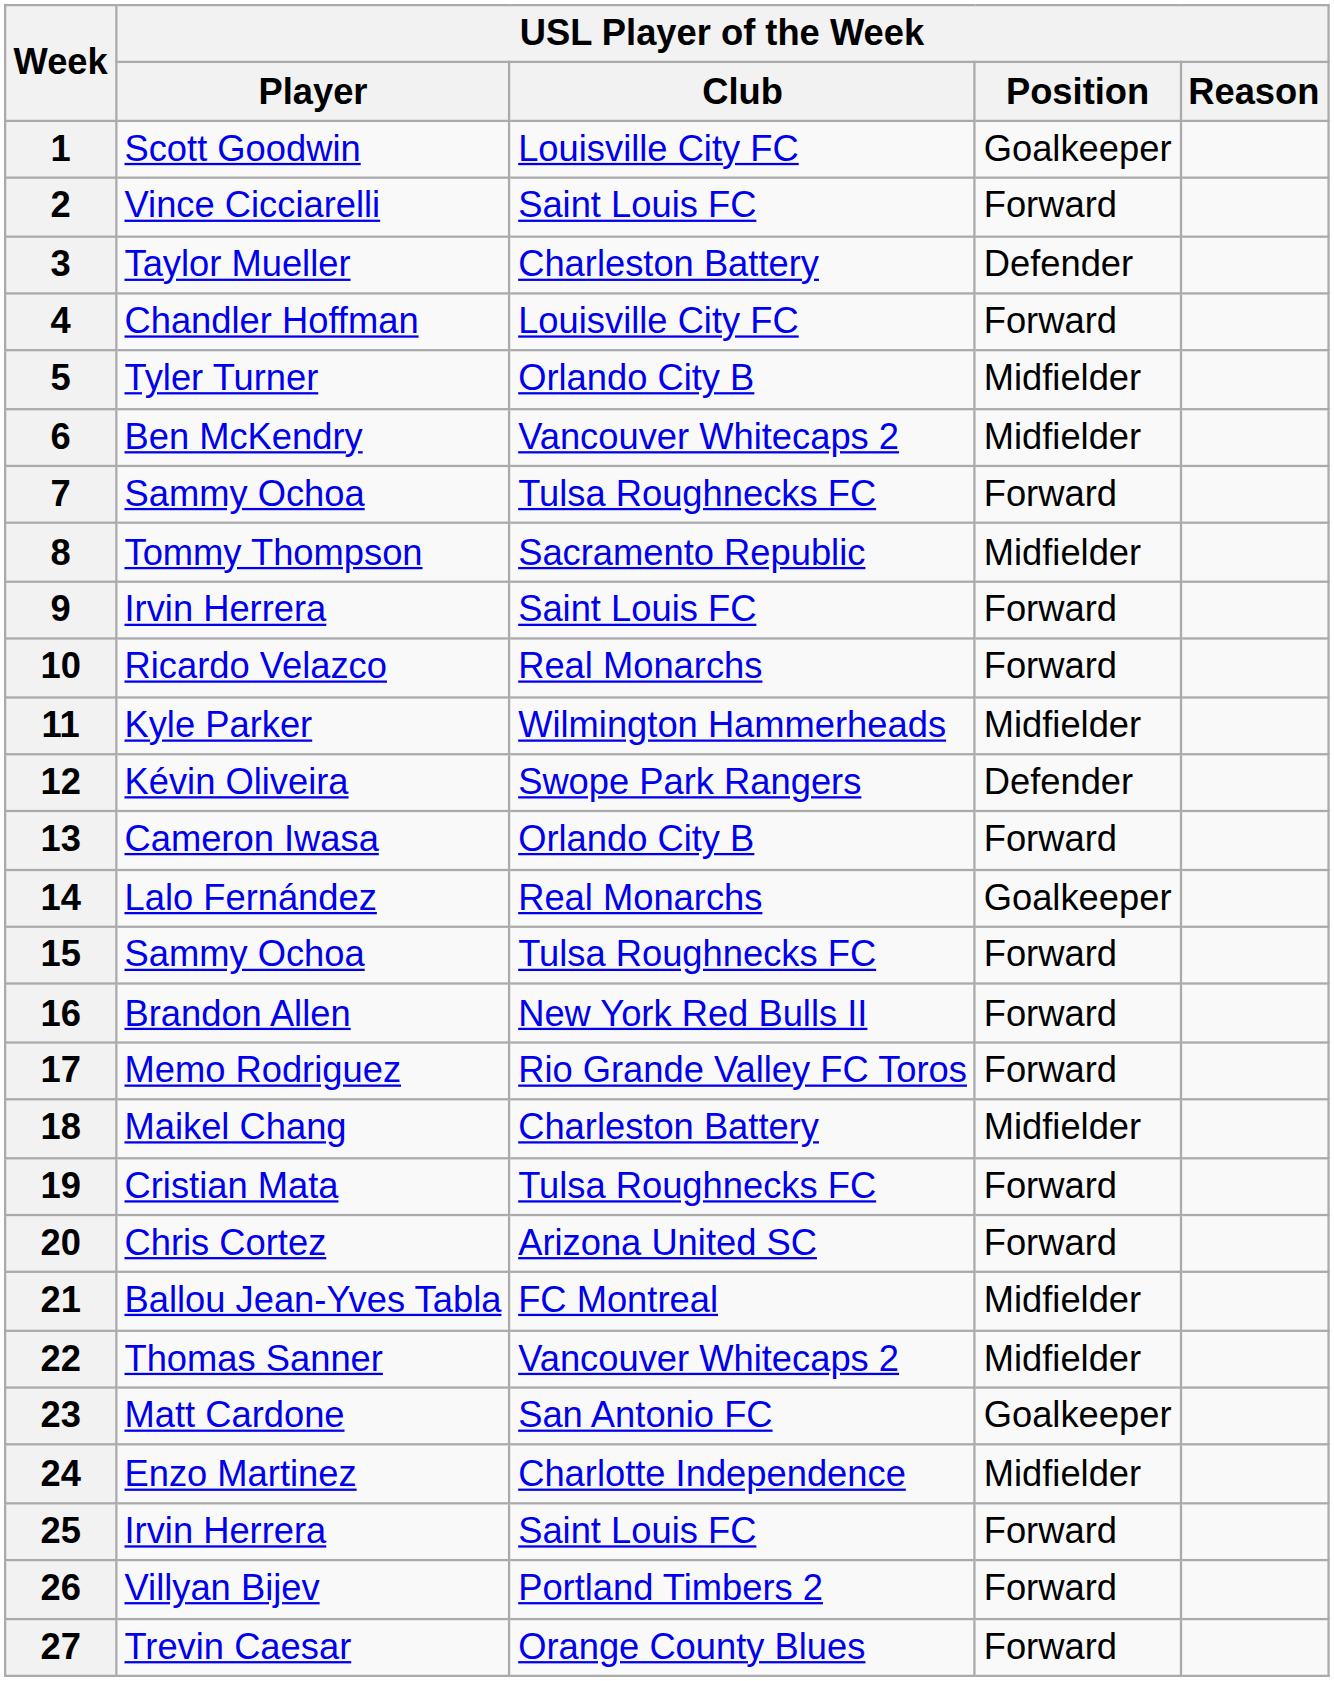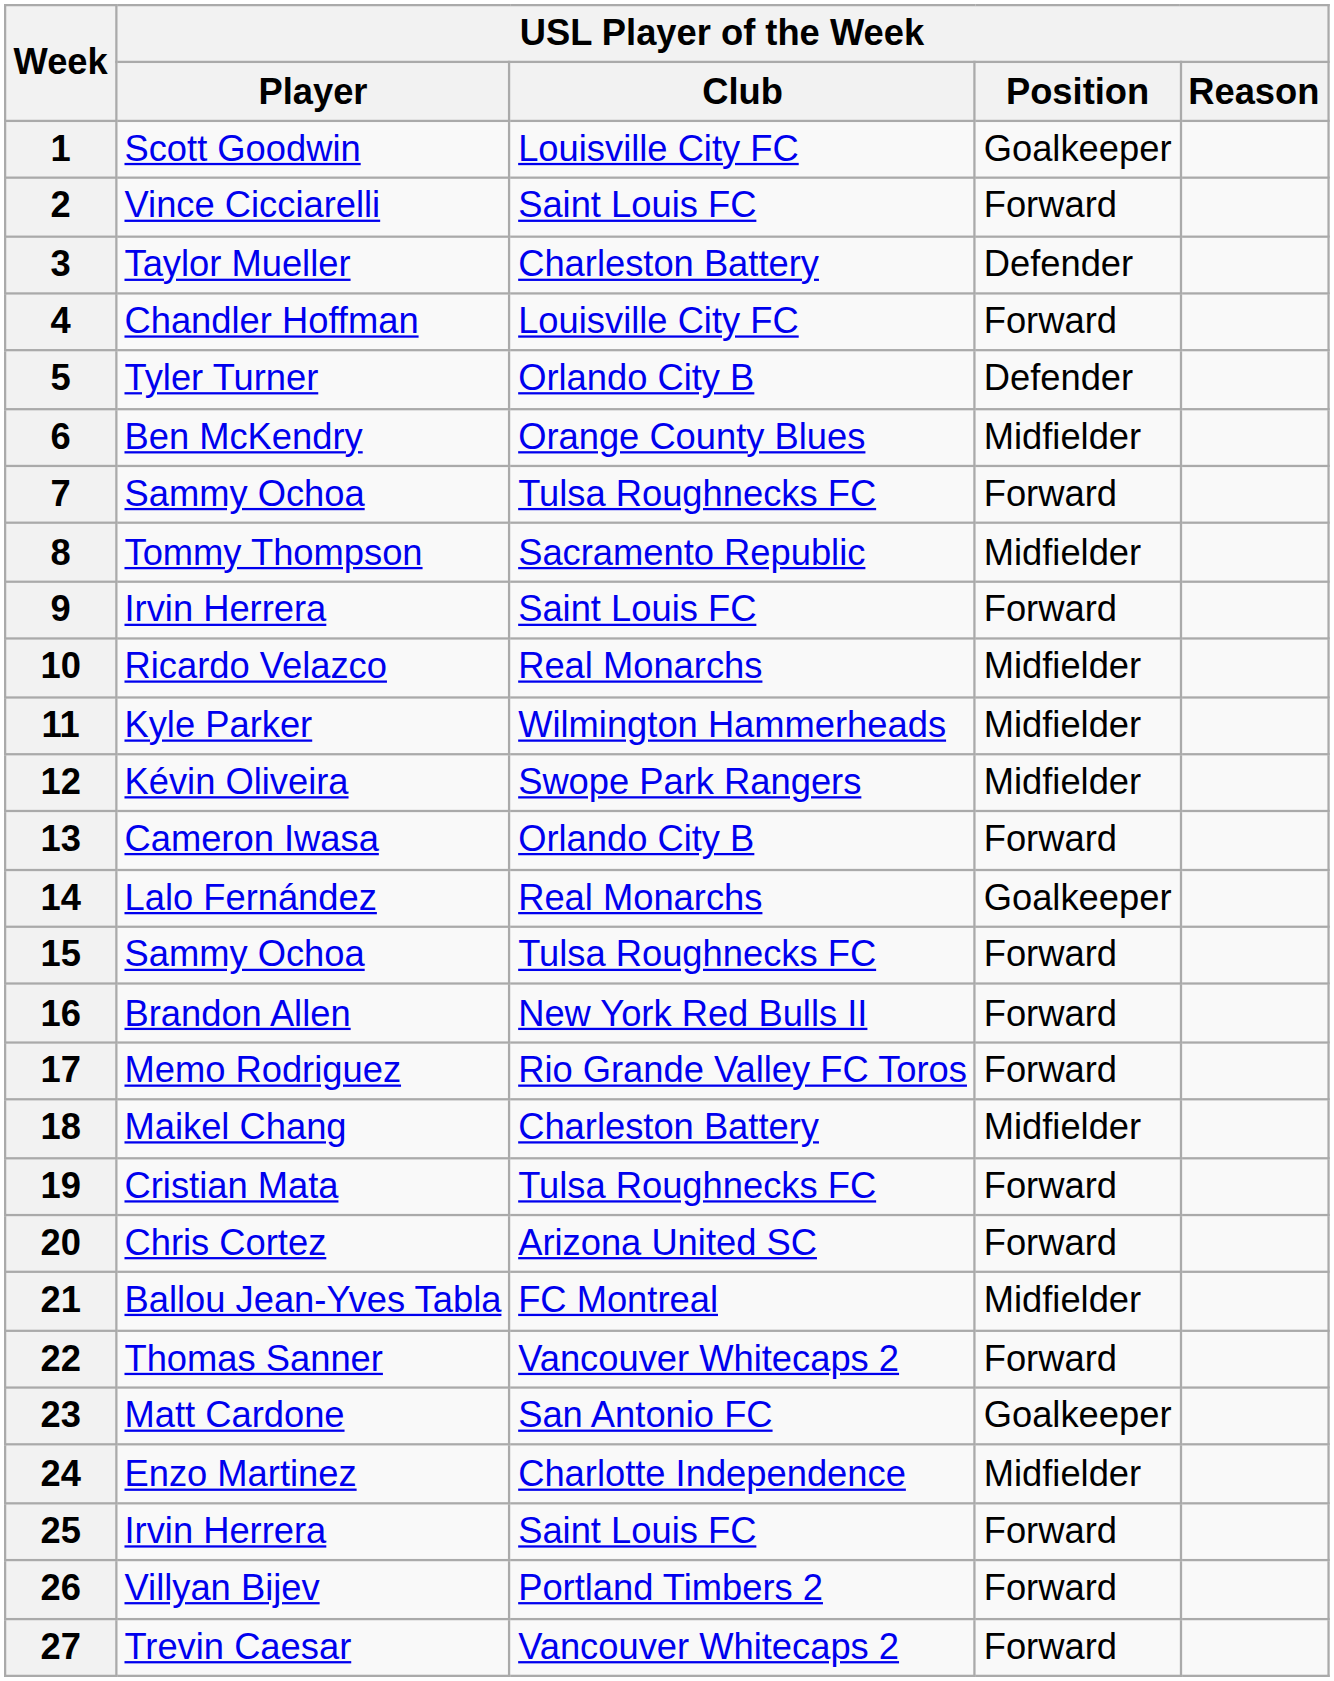(1062, 378) Midfielder -> (1058, 378) Defender
(709, 436) Vancouver Whitecaps 2 -> (692, 436) Orange County Blues
(1050, 666) Forward -> (1062, 666) Midfielder
(1058, 782) Defender -> (1062, 782) Midfielder
(1062, 1358) Midfielder -> (1050, 1358) Forward
(692, 1646) Orange County Blues -> (709, 1646) Vancouver Whitecaps 2
